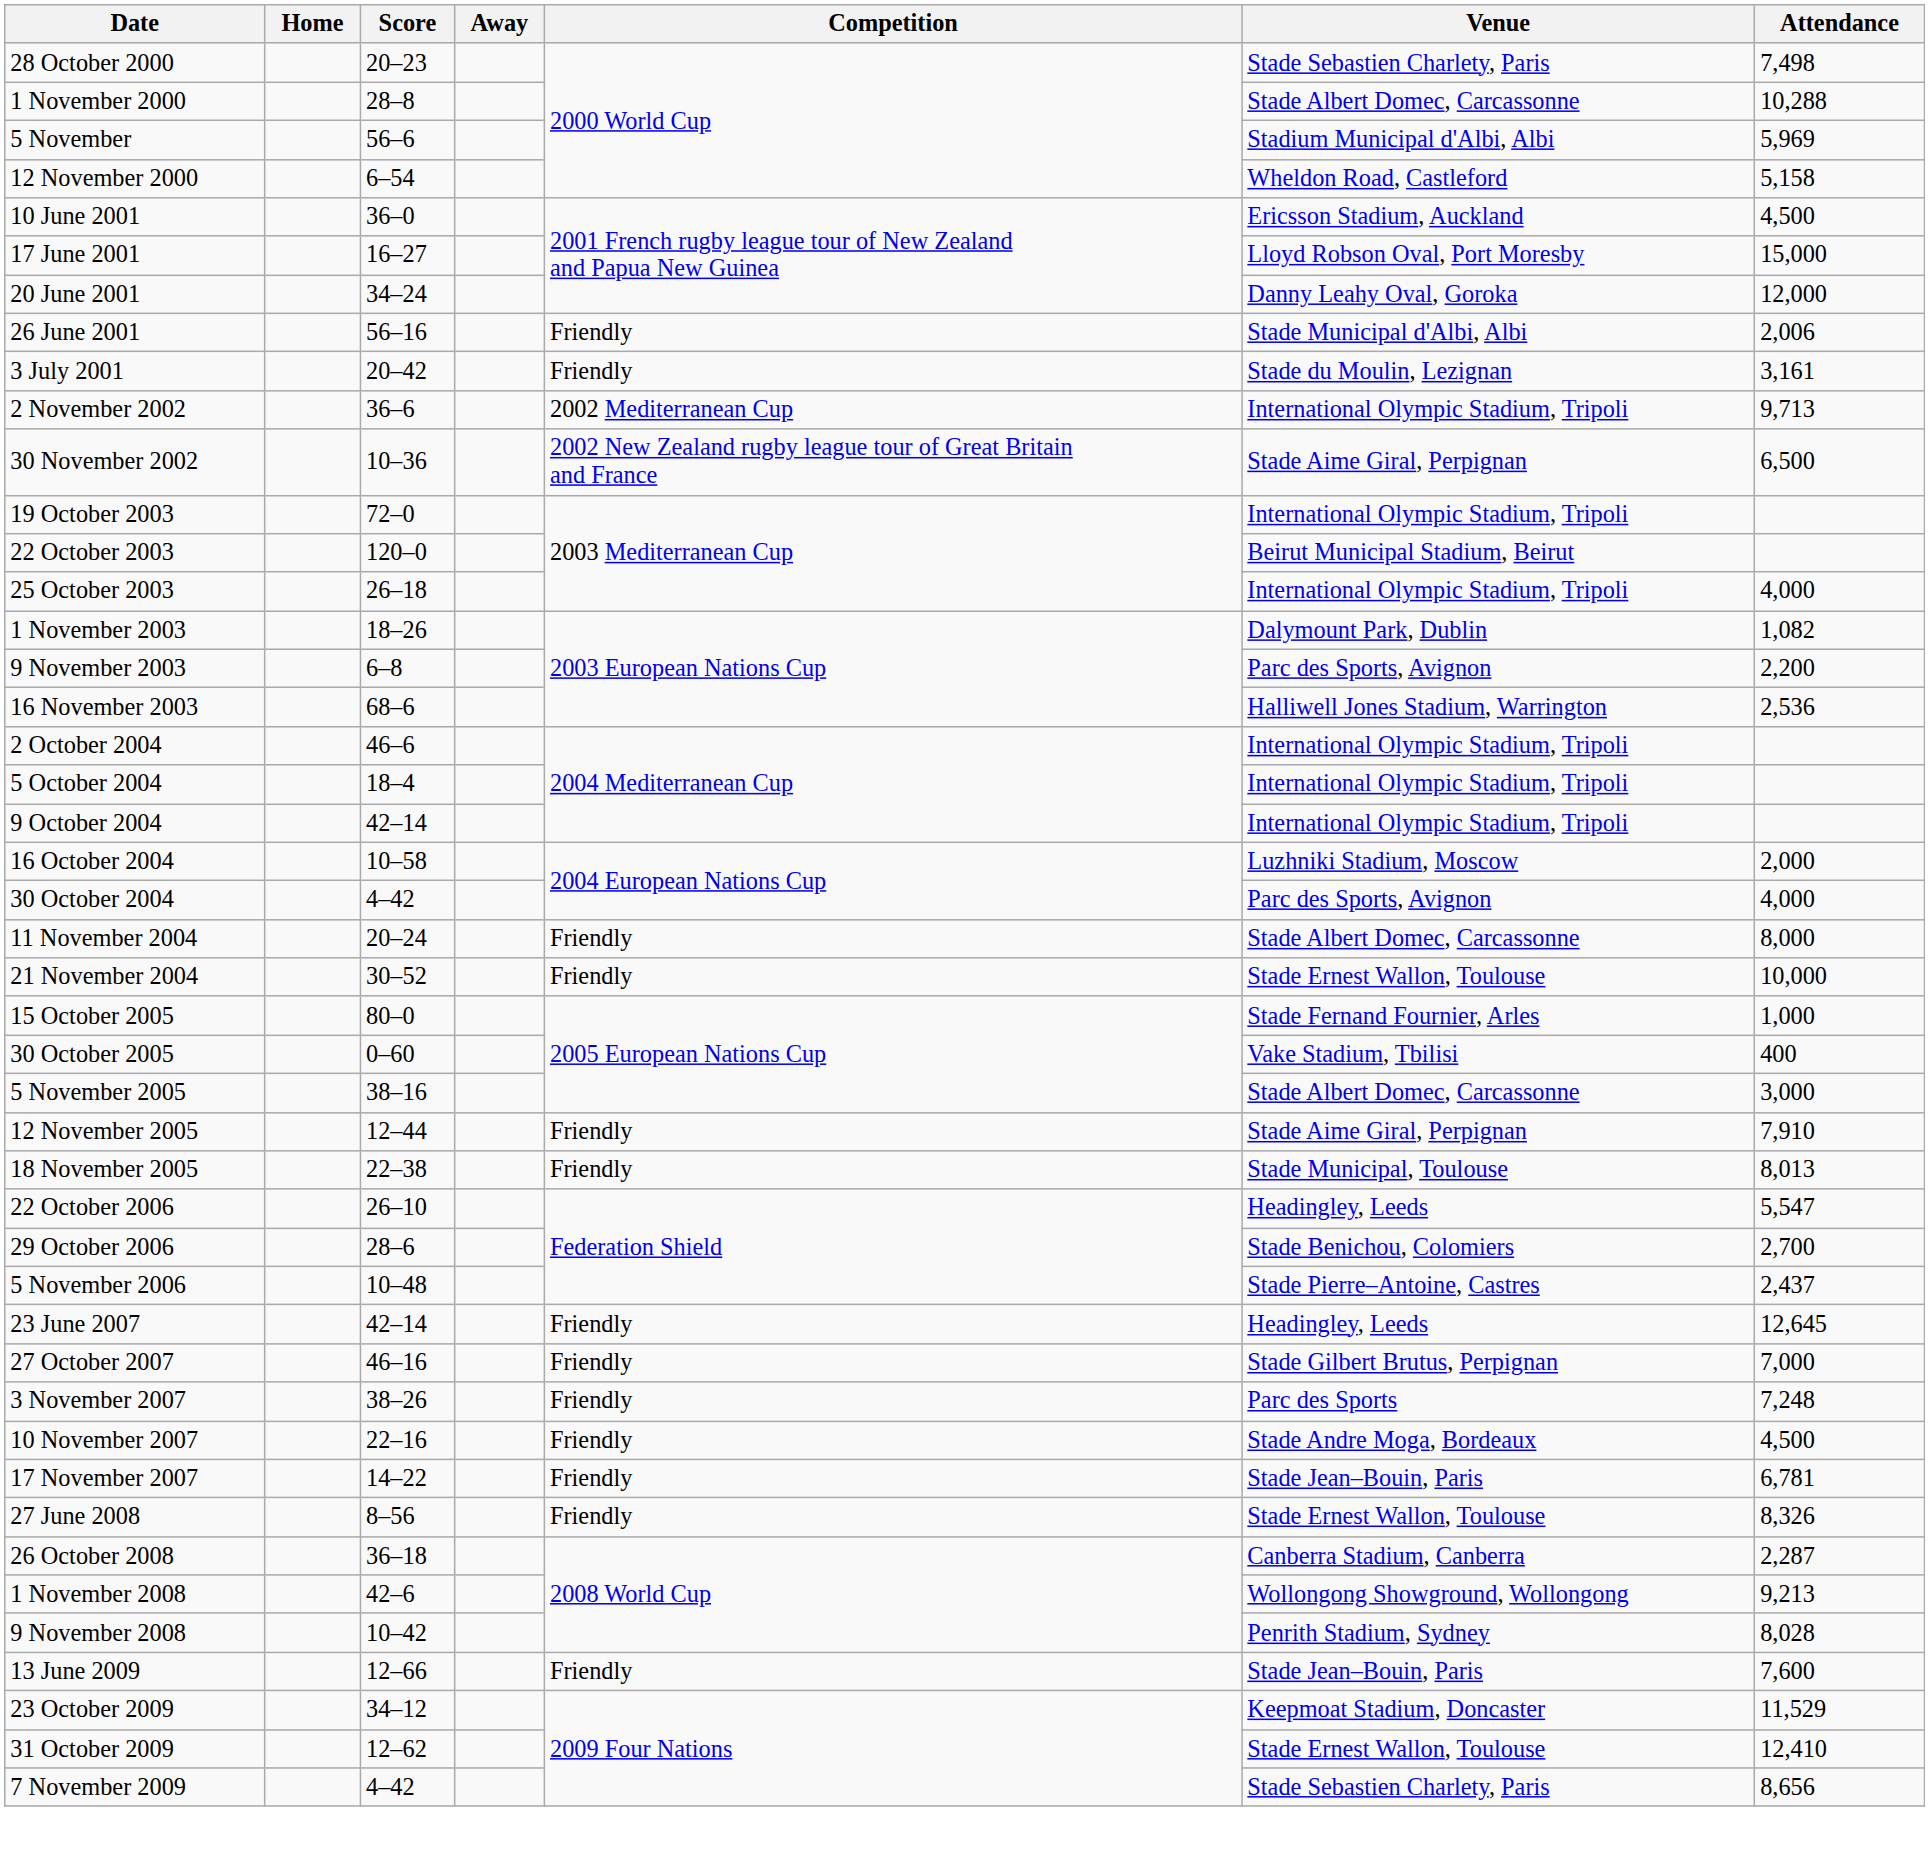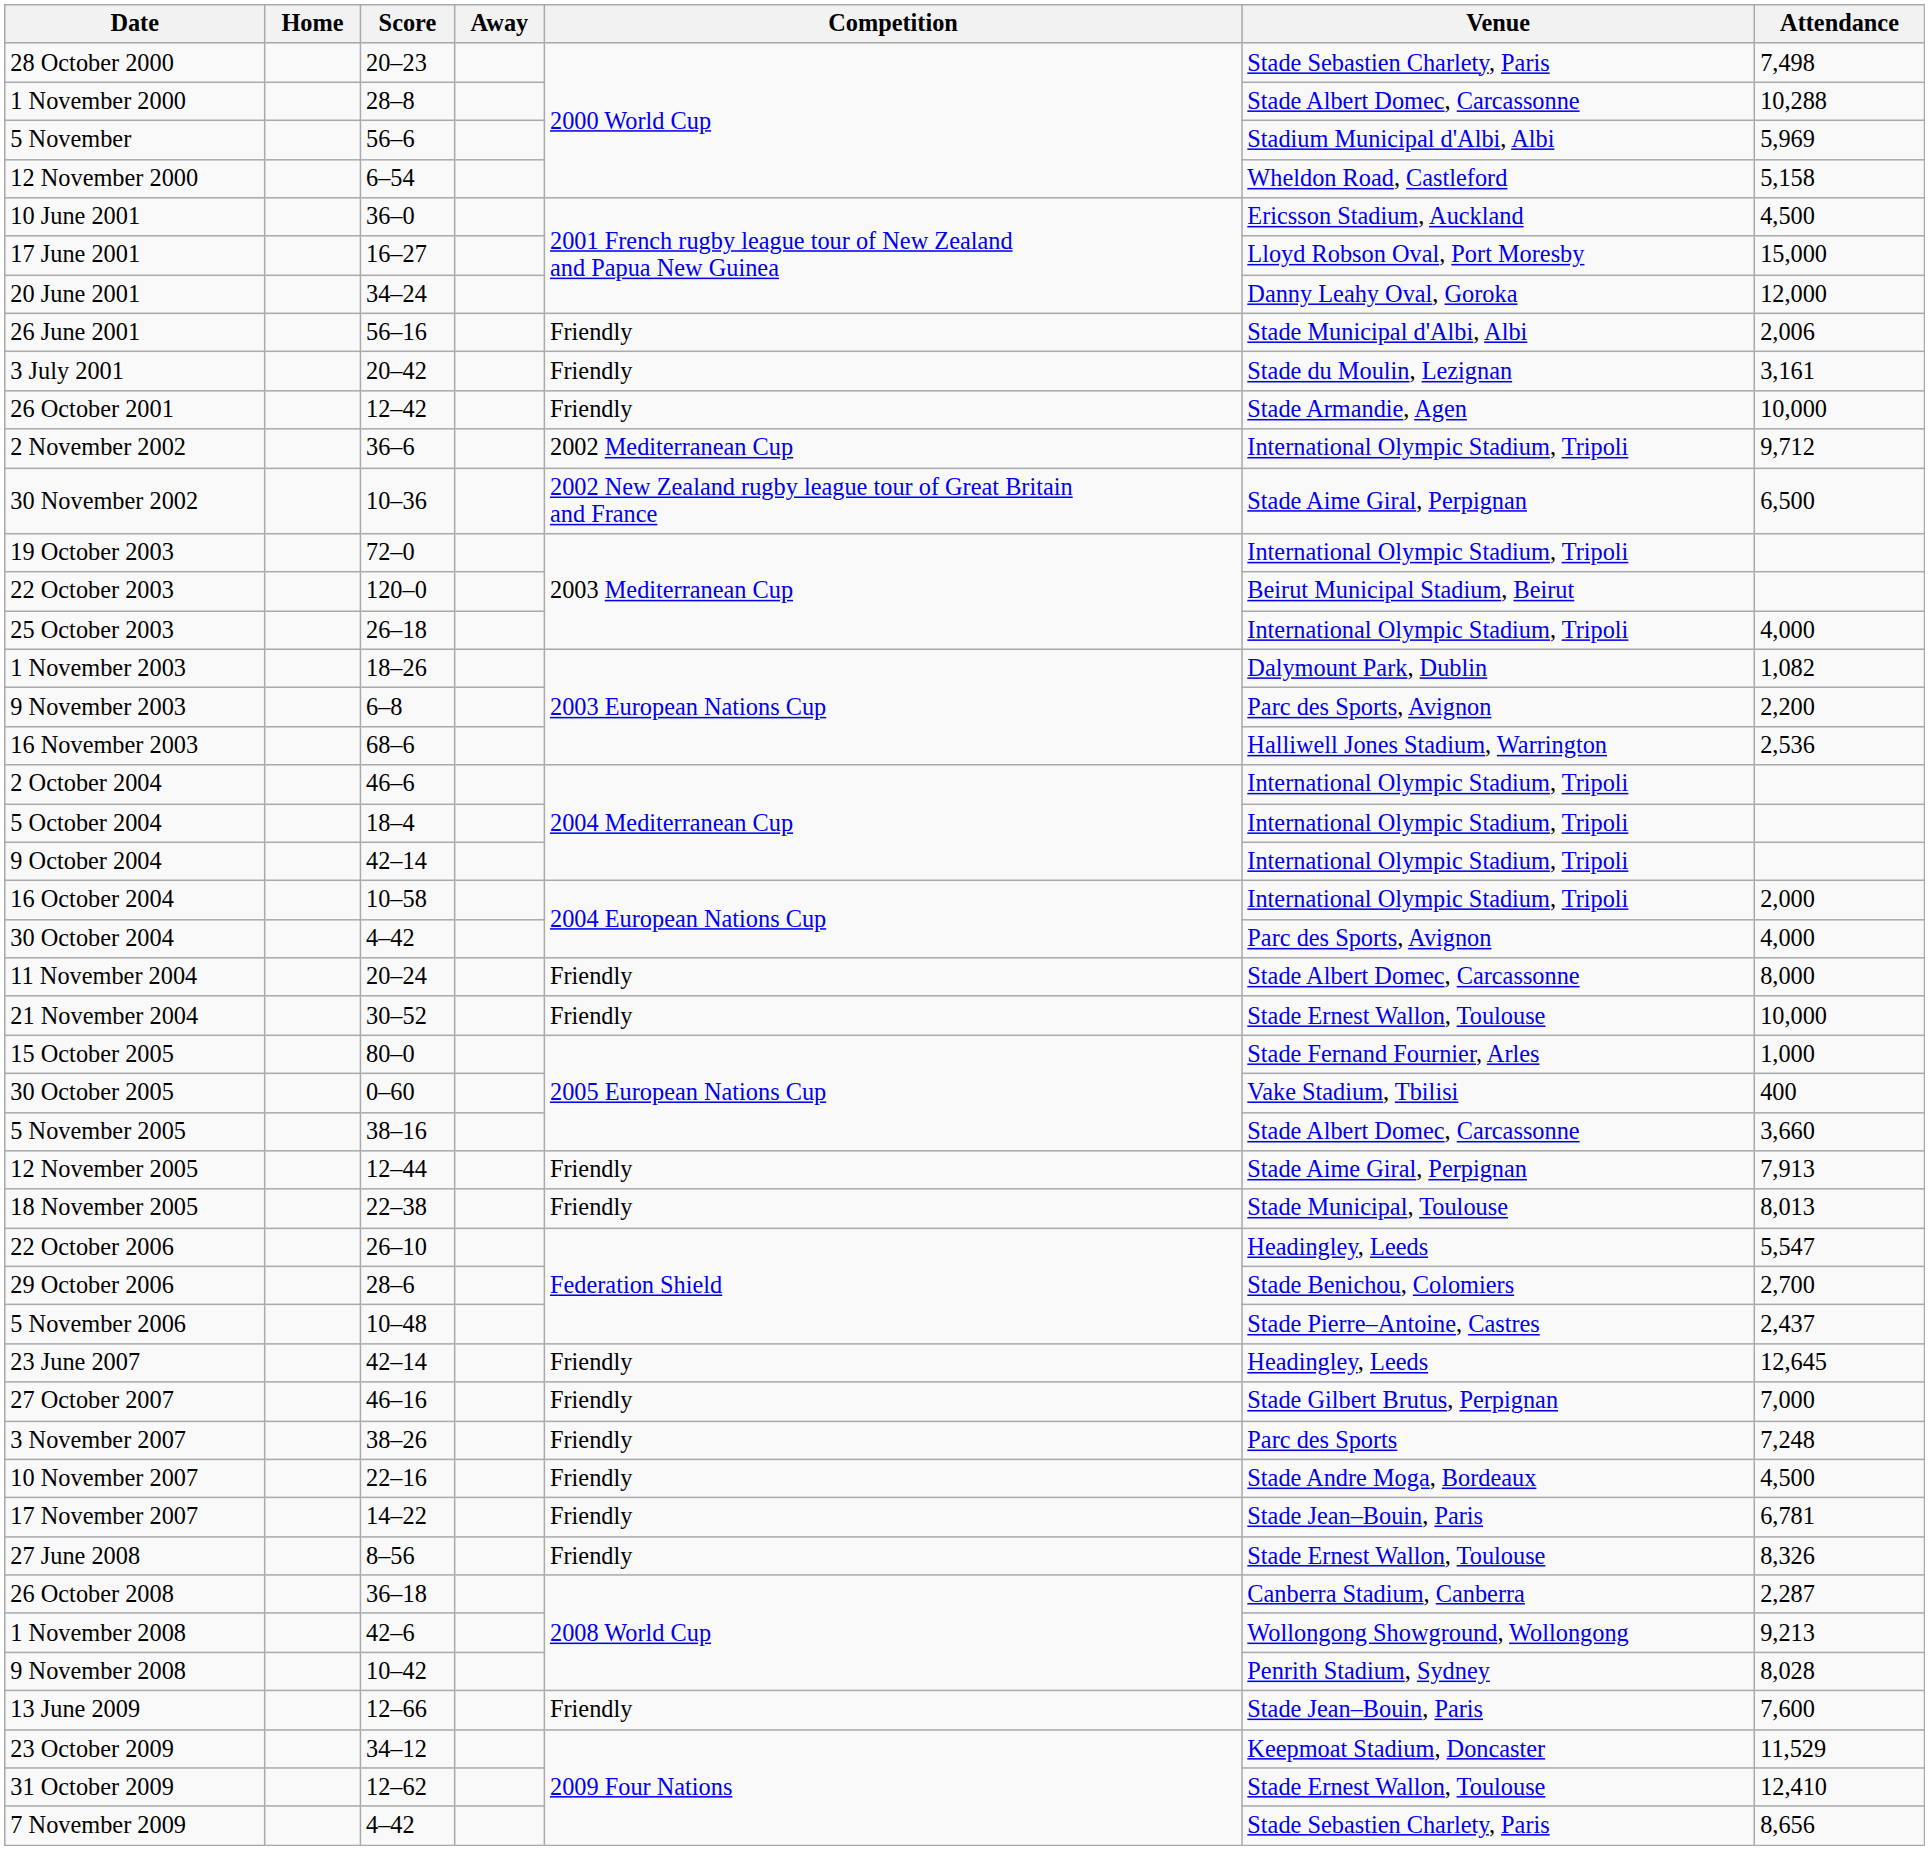+ row: (92, 409)
(1788, 409) 9,713 -> (1788, 448) 9,712
(1383, 861) Luzhniki Stadium, Moscow -> (1438, 899) International Olympic Stadium, Tripoli
(1788, 1092) 3,000 -> (1788, 1131) 3,660
(1788, 1131) 7,910 -> (1788, 1169) 7,913
